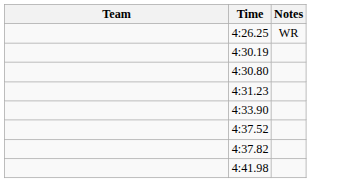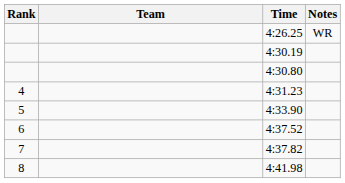+ column: (21, 14)
